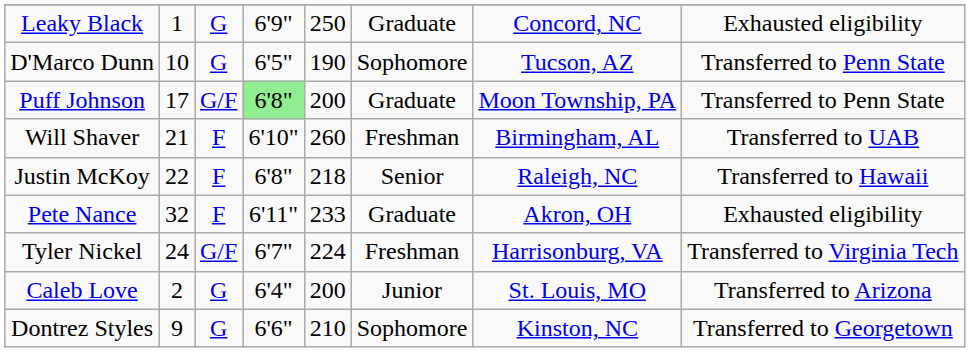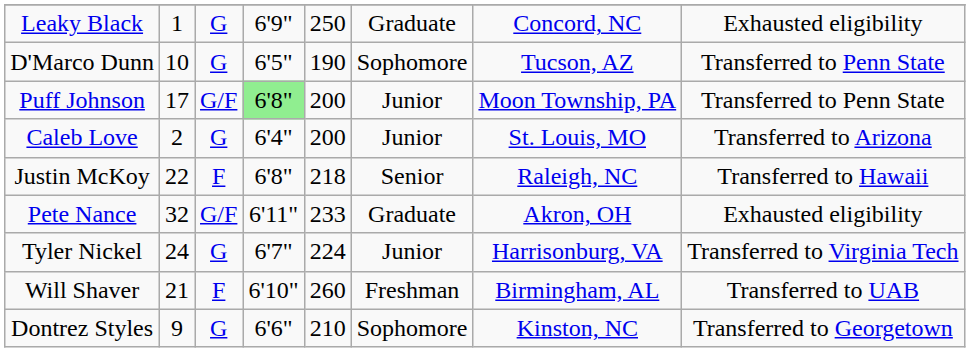(412, 99) Graduate -> (412, 99) Junior
rows swapped: (82, 289) <-> (82, 137)
(219, 213) F -> (219, 213) G/F
(219, 251) G/F -> (219, 251) G
(412, 251) Freshman -> (412, 251) Junior
